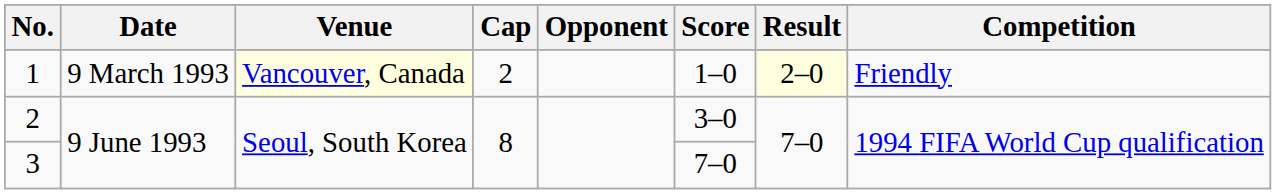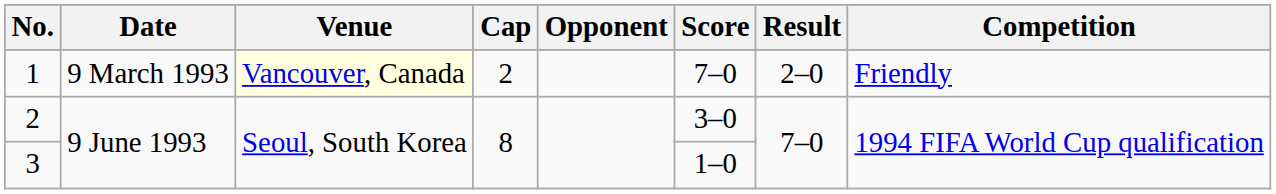(715, 73) 1–0 -> (715, 73) 7–0
(802, 73) lightyellow background -> (802, 73) no background
(715, 164) 7–0 -> (715, 164) 1–0
